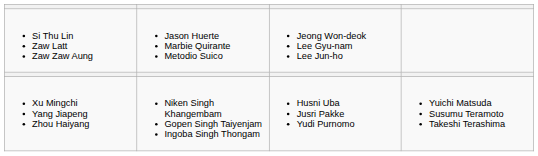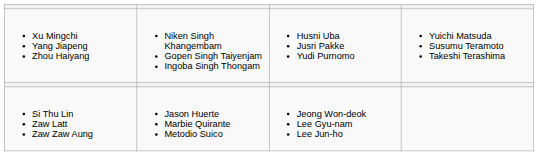rows swapped: (70, 114) <-> (70, 46)
